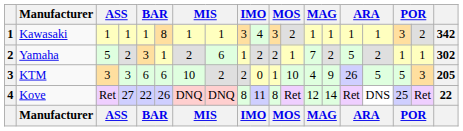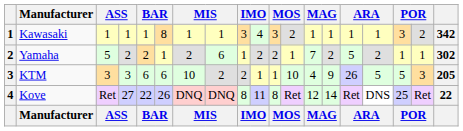(146, 54) 3 -> (146, 54) 2
(260, 74) 0 -> (260, 74) 1
